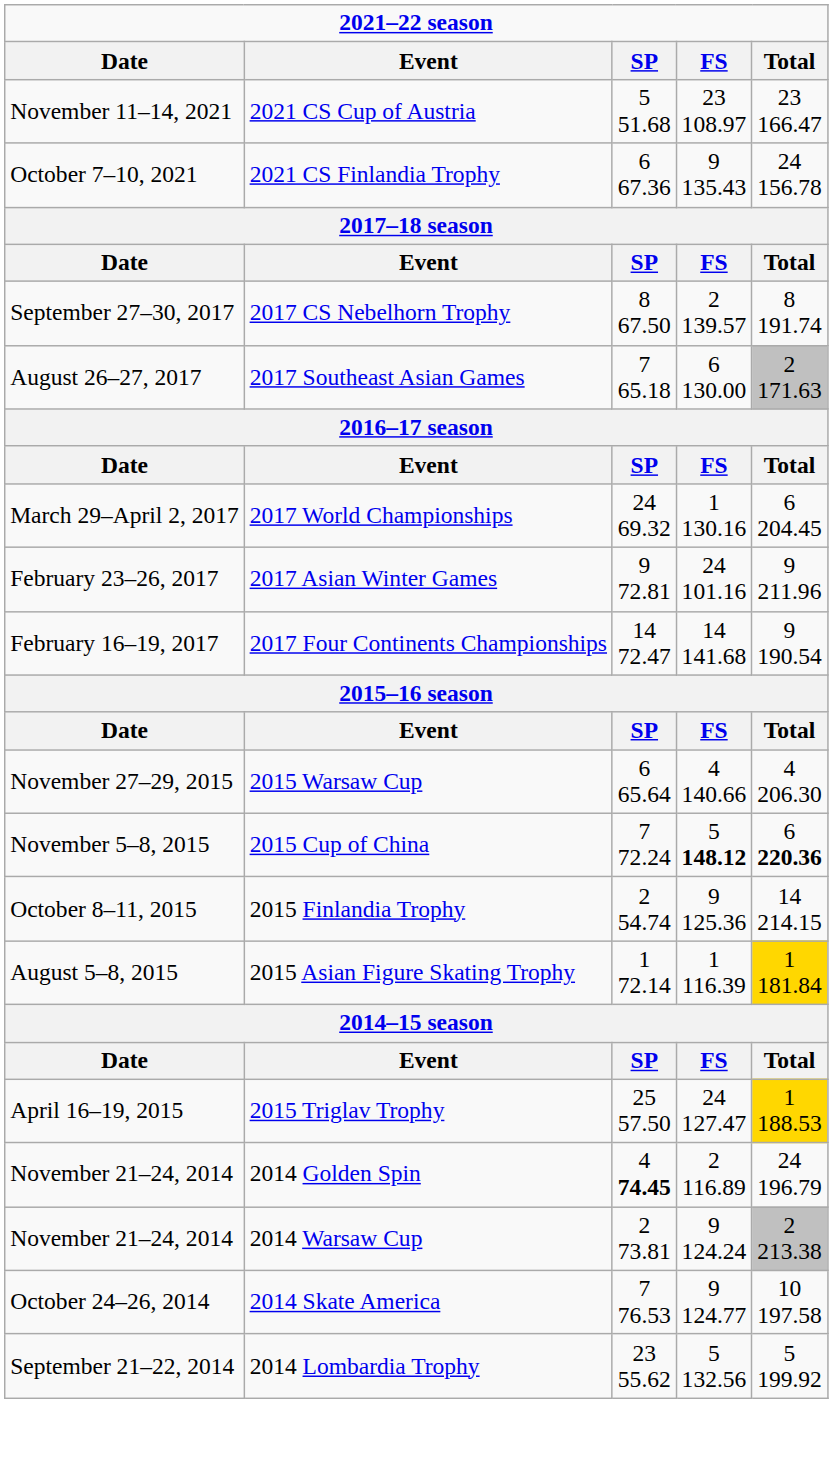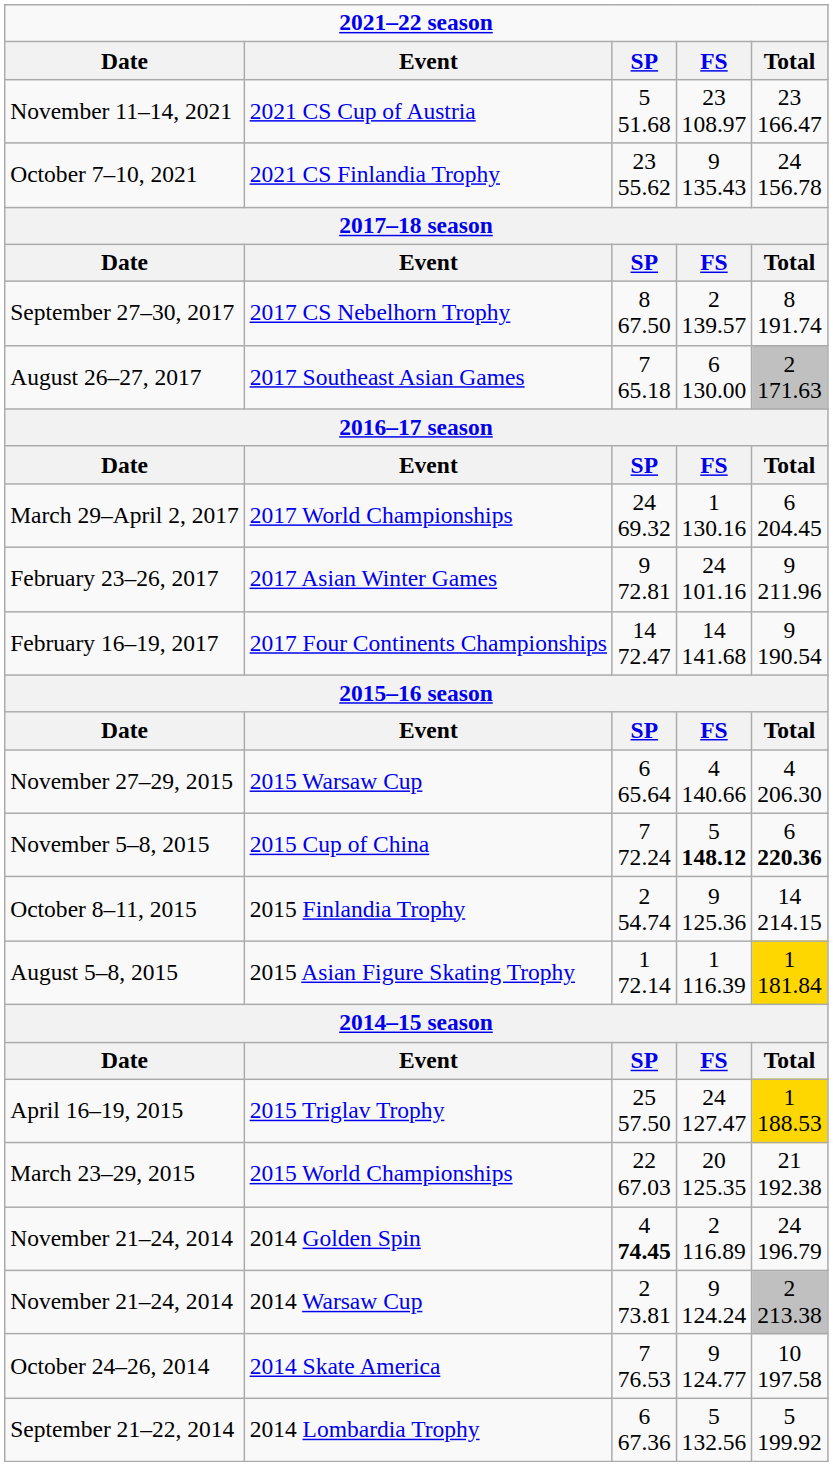(644, 174) 6 67.36 -> (644, 174) 23 55.62
+ row: (381, 1174)
(644, 1365) 23 55.62 -> (644, 1429) 6 67.36
